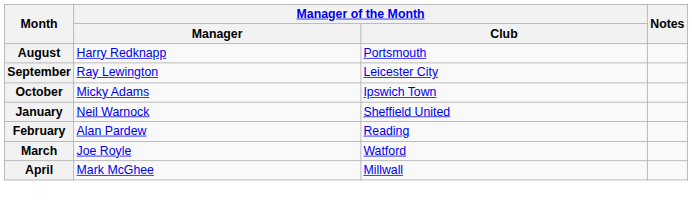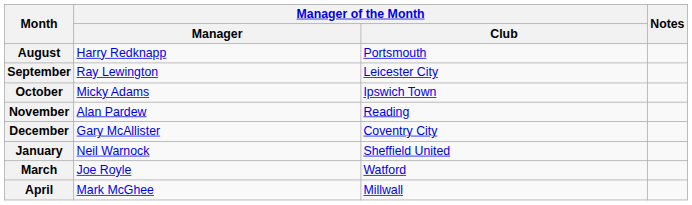+ row: (39, 111)
+ row: (39, 131)
- row: (39, 131)
